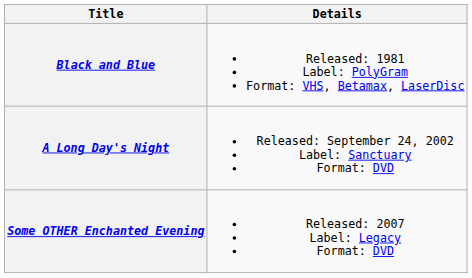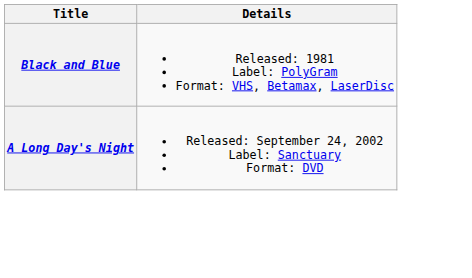- row: (106, 231)
